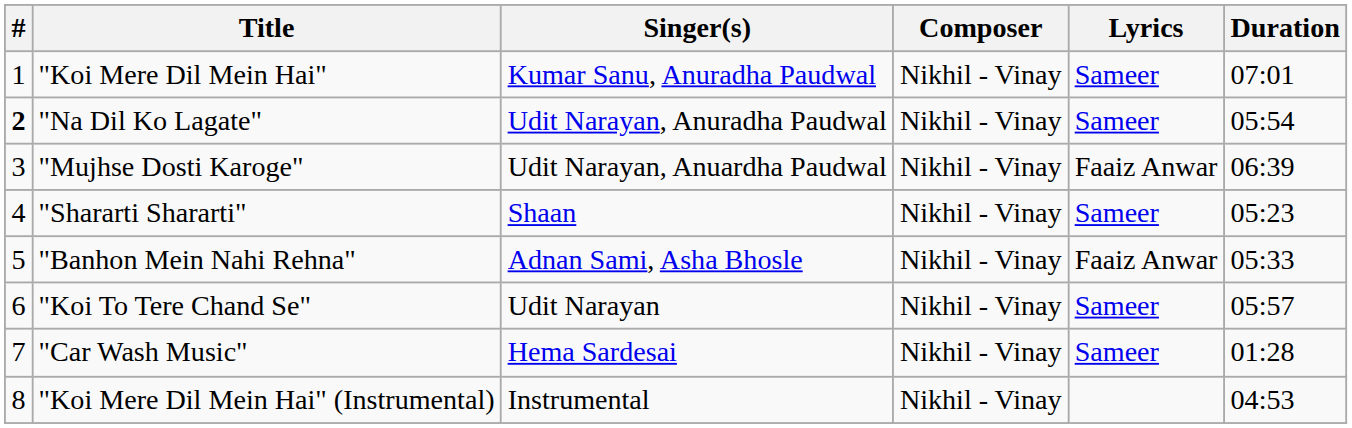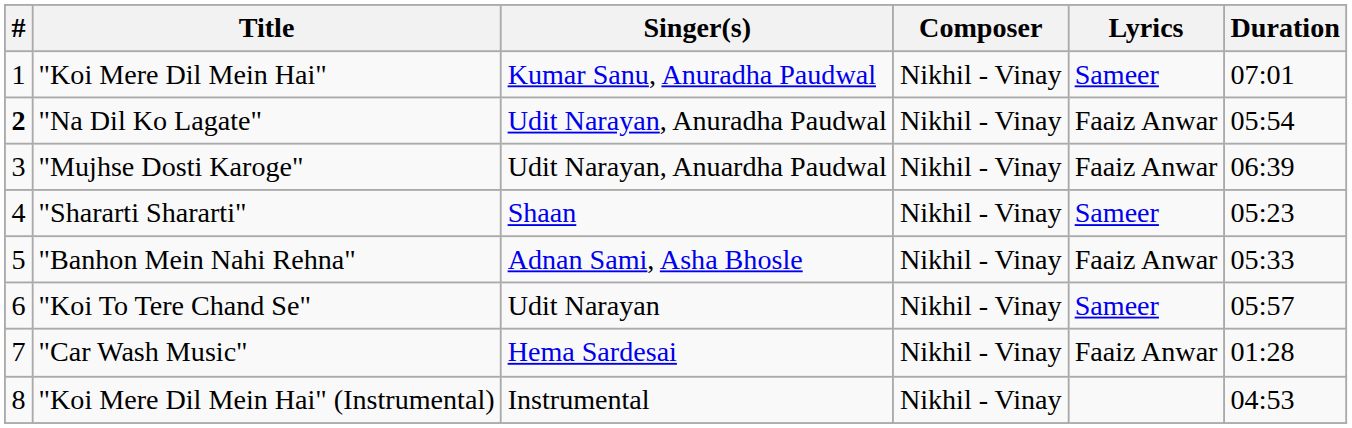(1117, 120) Sameer -> (1146, 120) Faaiz Anwar
(1117, 352) Sameer -> (1146, 352) Faaiz Anwar
